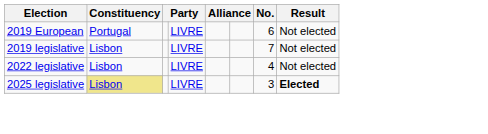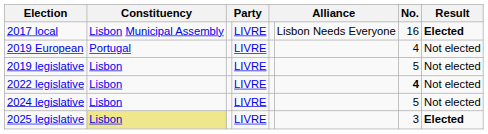+ row: (32, 31)
(271, 31) 6 -> (416, 48) 4
(271, 48) 7 -> (416, 66) 5
(271, 66) normal -> (416, 84) bold
+ row: (46, 102)
